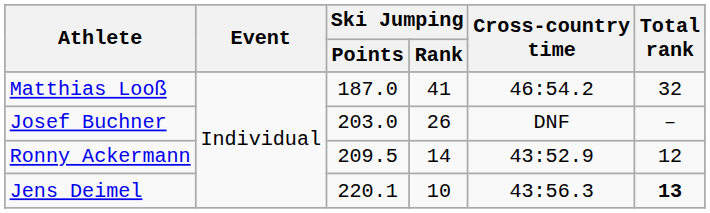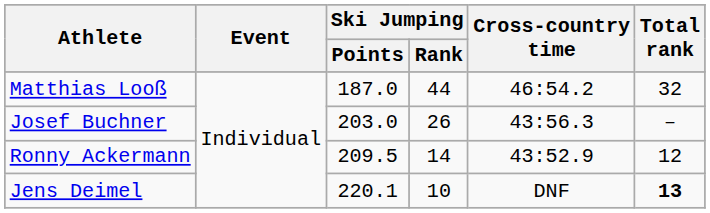(439, 89) 41 -> (439, 89) 44
(552, 123) DNF -> (552, 123) 43:56.3
(552, 190) 43:56.3 -> (552, 190) DNF
